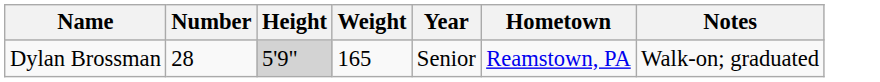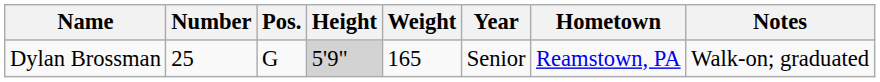+ column: (282, 22)
(183, 58) 28 -> (183, 58) 25
